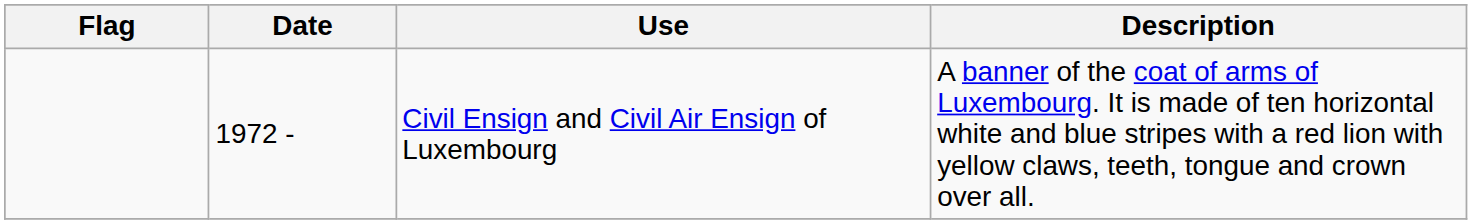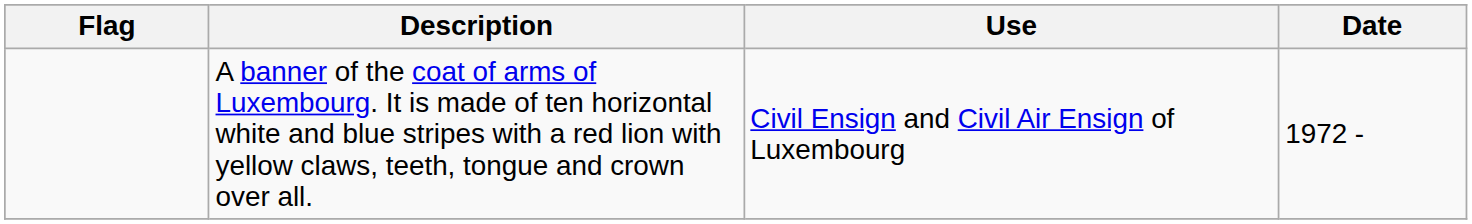columns swapped: (303, 26) <-> (1198, 26)
